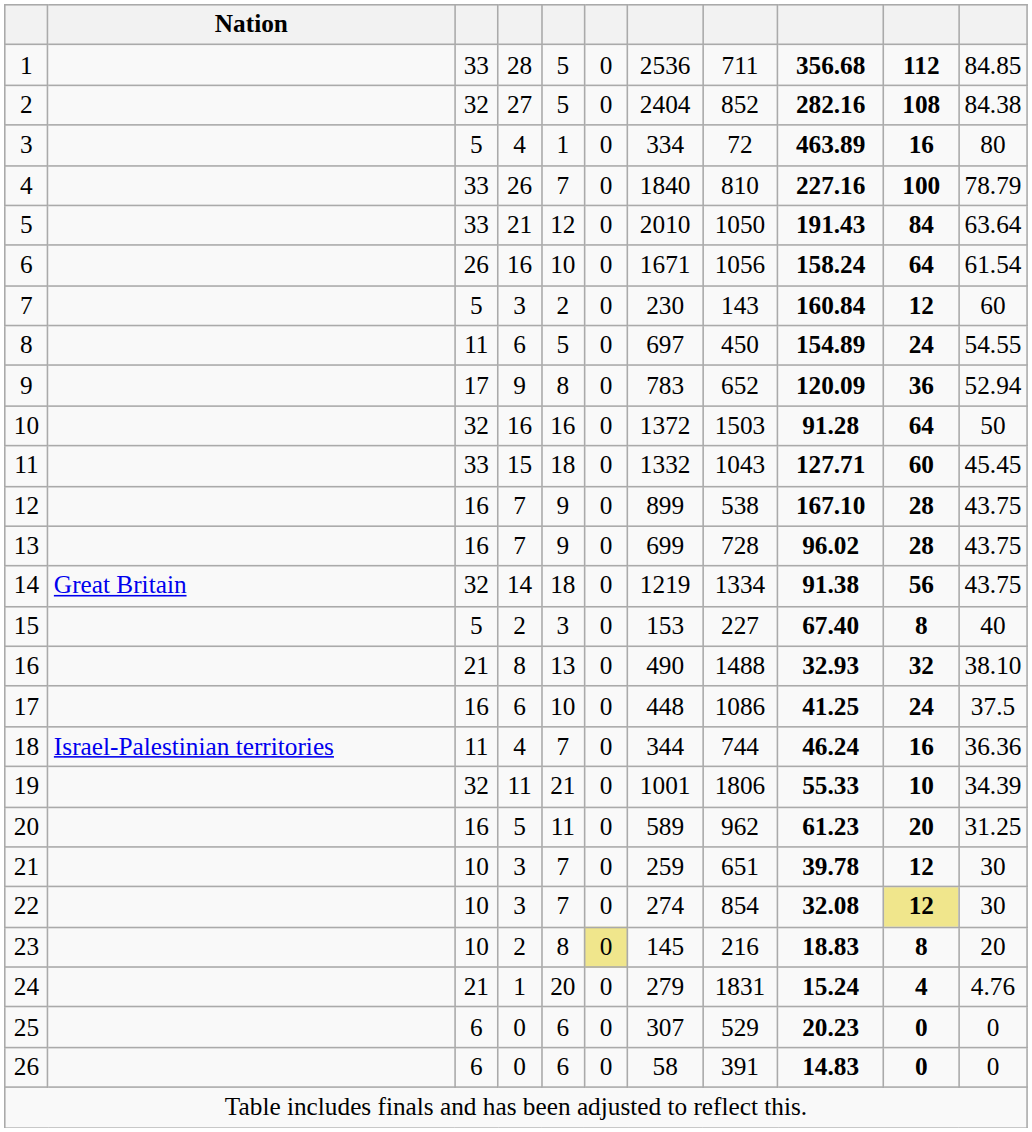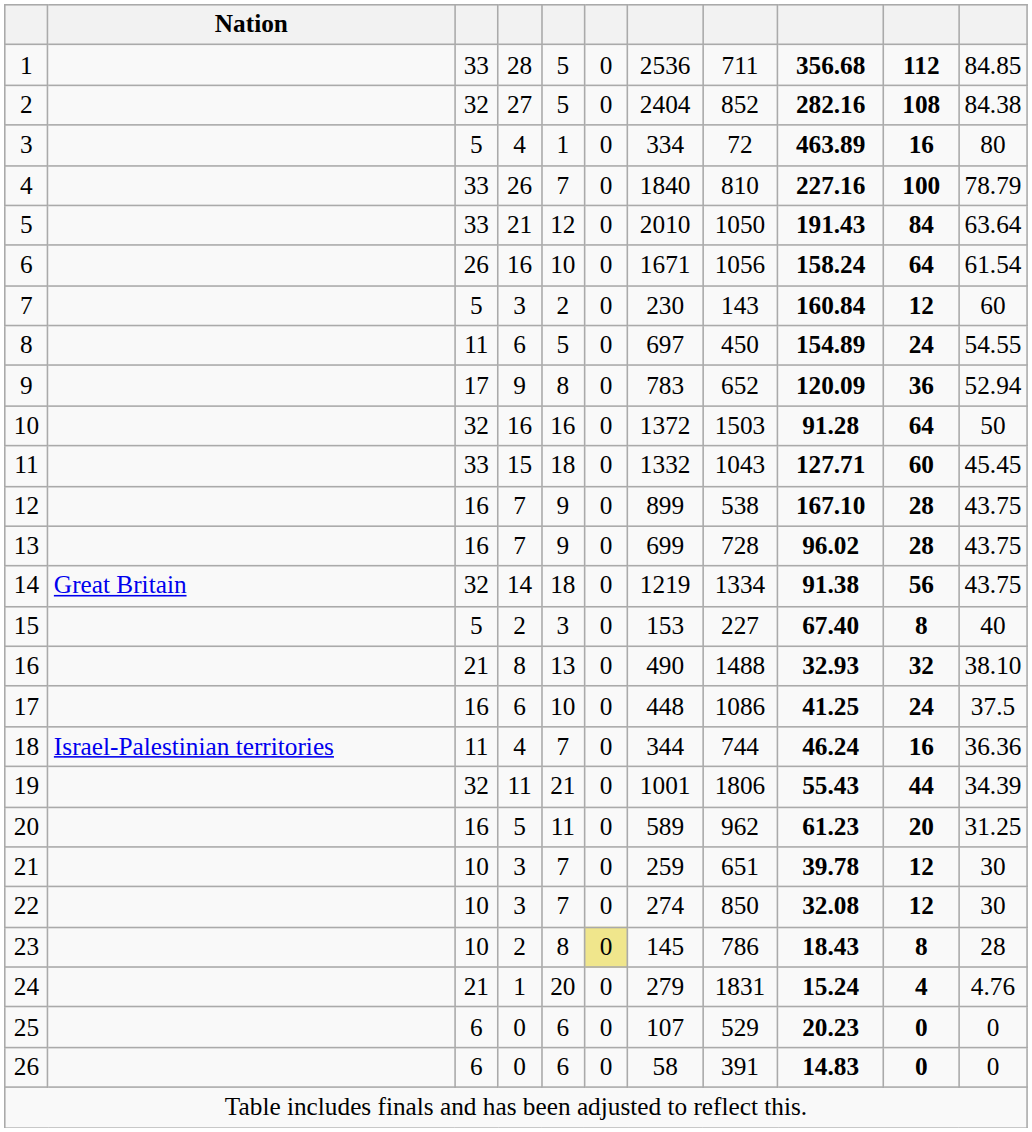(831, 786) 55.33 -> (831, 786) 55.43
(921, 786) 10 -> (921, 786) 44
(740, 906) 854 -> (740, 906) 850
(921, 906) khaki background -> (921, 906) no background
(740, 946) 216 -> (740, 946) 786
(831, 946) 18.83 -> (831, 946) 18.43
(993, 946) 20 -> (993, 946) 28
(665, 1026) 307 -> (665, 1026) 107
